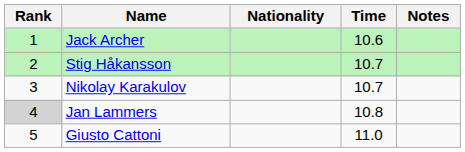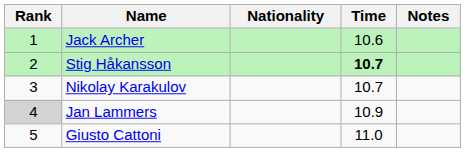(369, 64) normal -> (369, 64) bold
(369, 111) 10.8 -> (369, 111) 10.9
